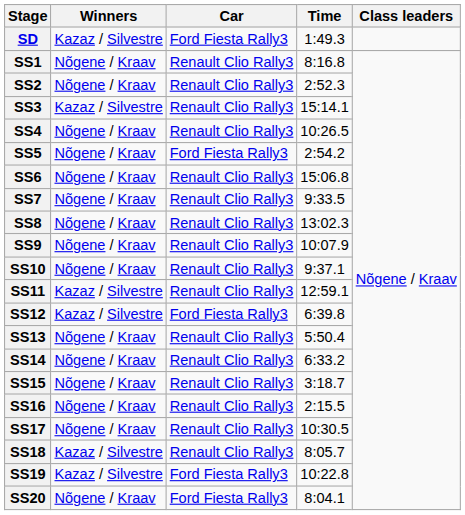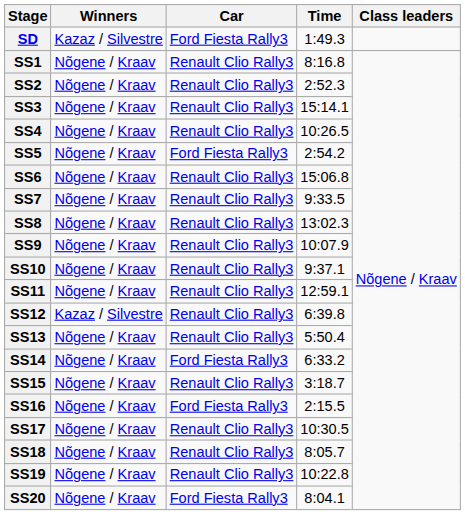(109, 107) Kazaz / Silvestre -> (105, 107) Nõgene / Kraav
(109, 291) Kazaz / Silvestre -> (105, 291) Nõgene / Kraav
(229, 314) Ford Fiesta Rally3 -> (232, 314) Renault Clio Rally3
(232, 360) Renault Clio Rally3 -> (229, 360) Ford Fiesta Rally3
(232, 406) Renault Clio Rally3 -> (229, 406) Ford Fiesta Rally3
(109, 451) Kazaz / Silvestre -> (105, 451) Nõgene / Kraav
(109, 474) Kazaz / Silvestre -> (105, 474) Nõgene / Kraav
(229, 474) Ford Fiesta Rally3 -> (232, 474) Renault Clio Rally3
